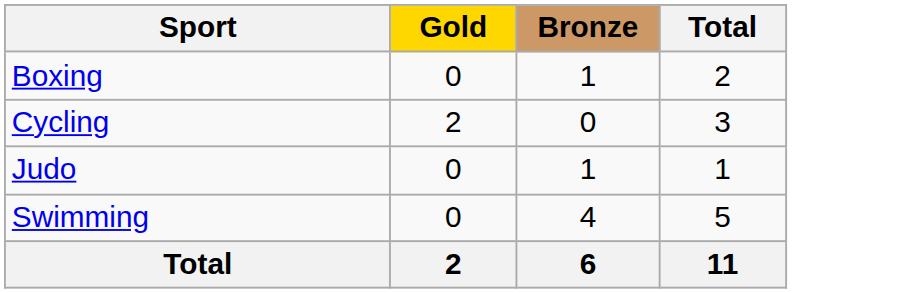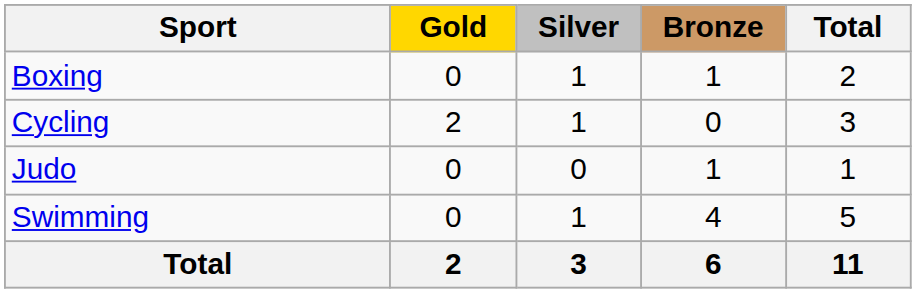+ column: (579, 28)
